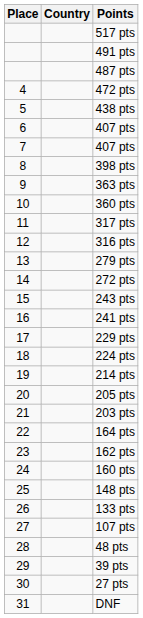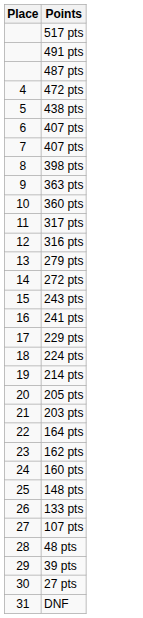- column: (67, 14)
